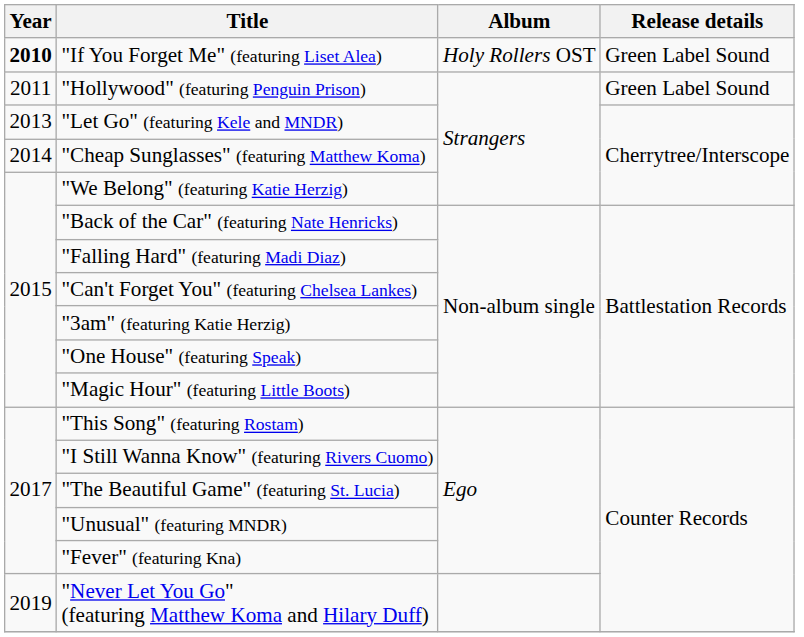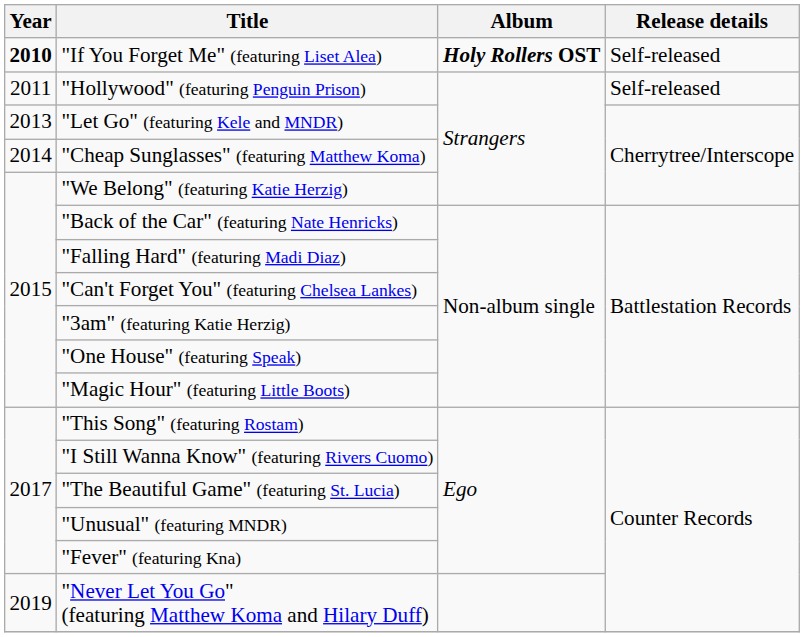(519, 54) normal -> (522, 54) bold
(687, 54) Green Label Sound -> (665, 54) Self-released
(687, 88) Green Label Sound -> (665, 88) Self-released
